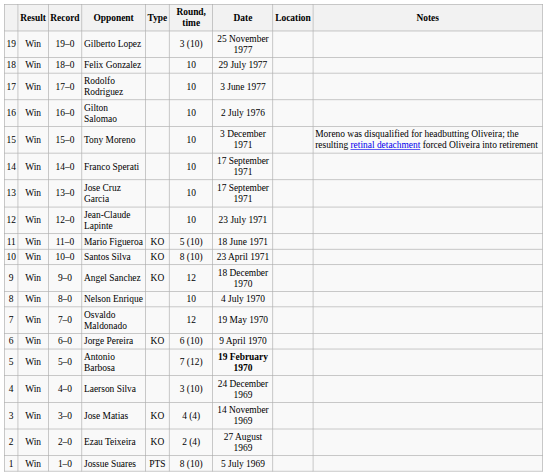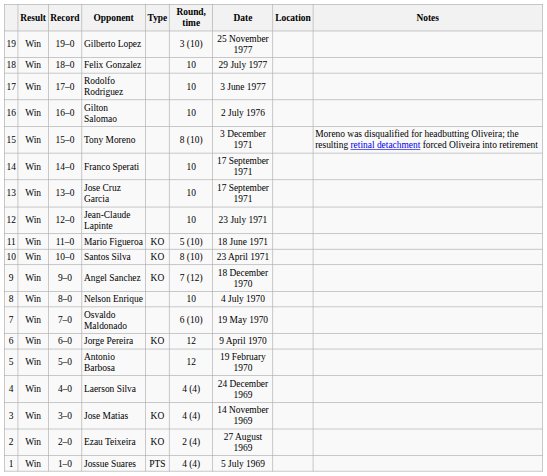(191, 140) 10 -> (191, 140) 8 (10)
(191, 278) 12 -> (191, 278) 7 (12)
(191, 320) 12 -> (191, 320) 6 (10)
(191, 341) 6 (10) -> (191, 341) 12
(191, 362) 7 (12) -> (191, 362) 12
(243, 362) bold -> (243, 362) normal
(191, 389) 3 (10) -> (191, 389) 4 (4)
(191, 463) 8 (10) -> (191, 463) 4 (4)
